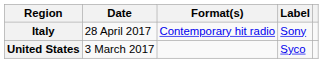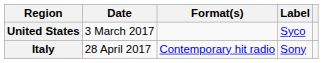rows swapped: (43, 49) <-> (43, 31)
